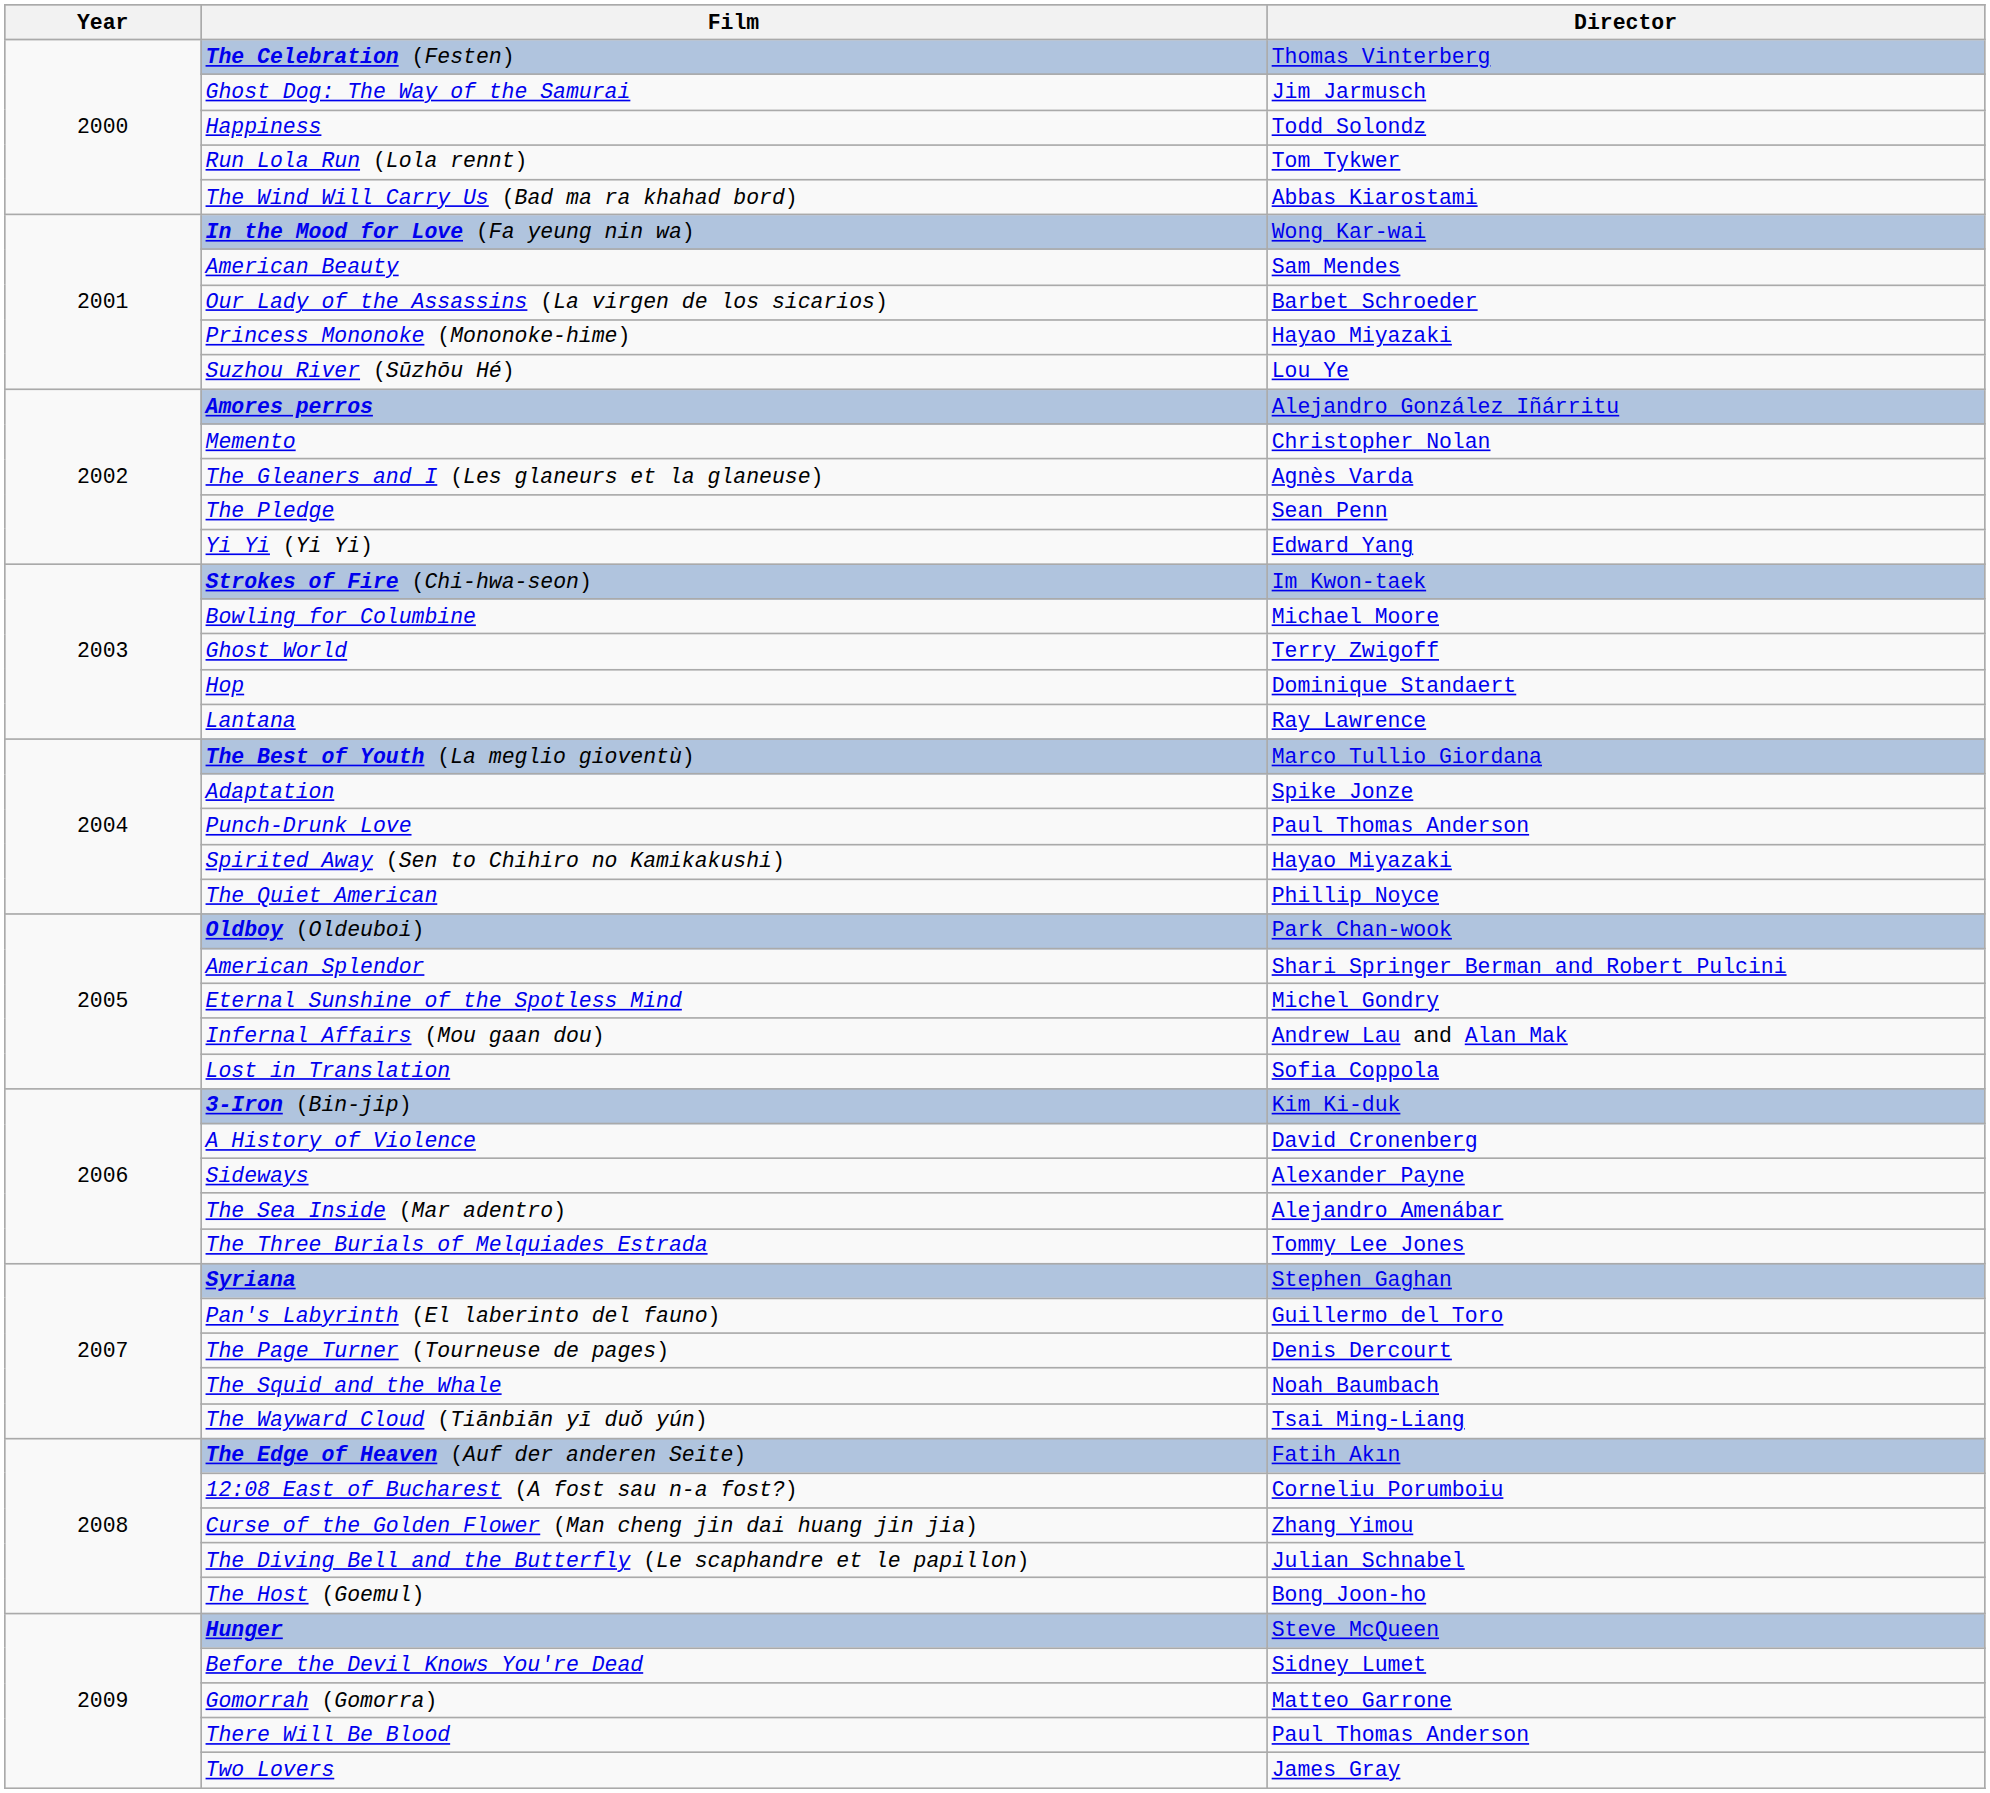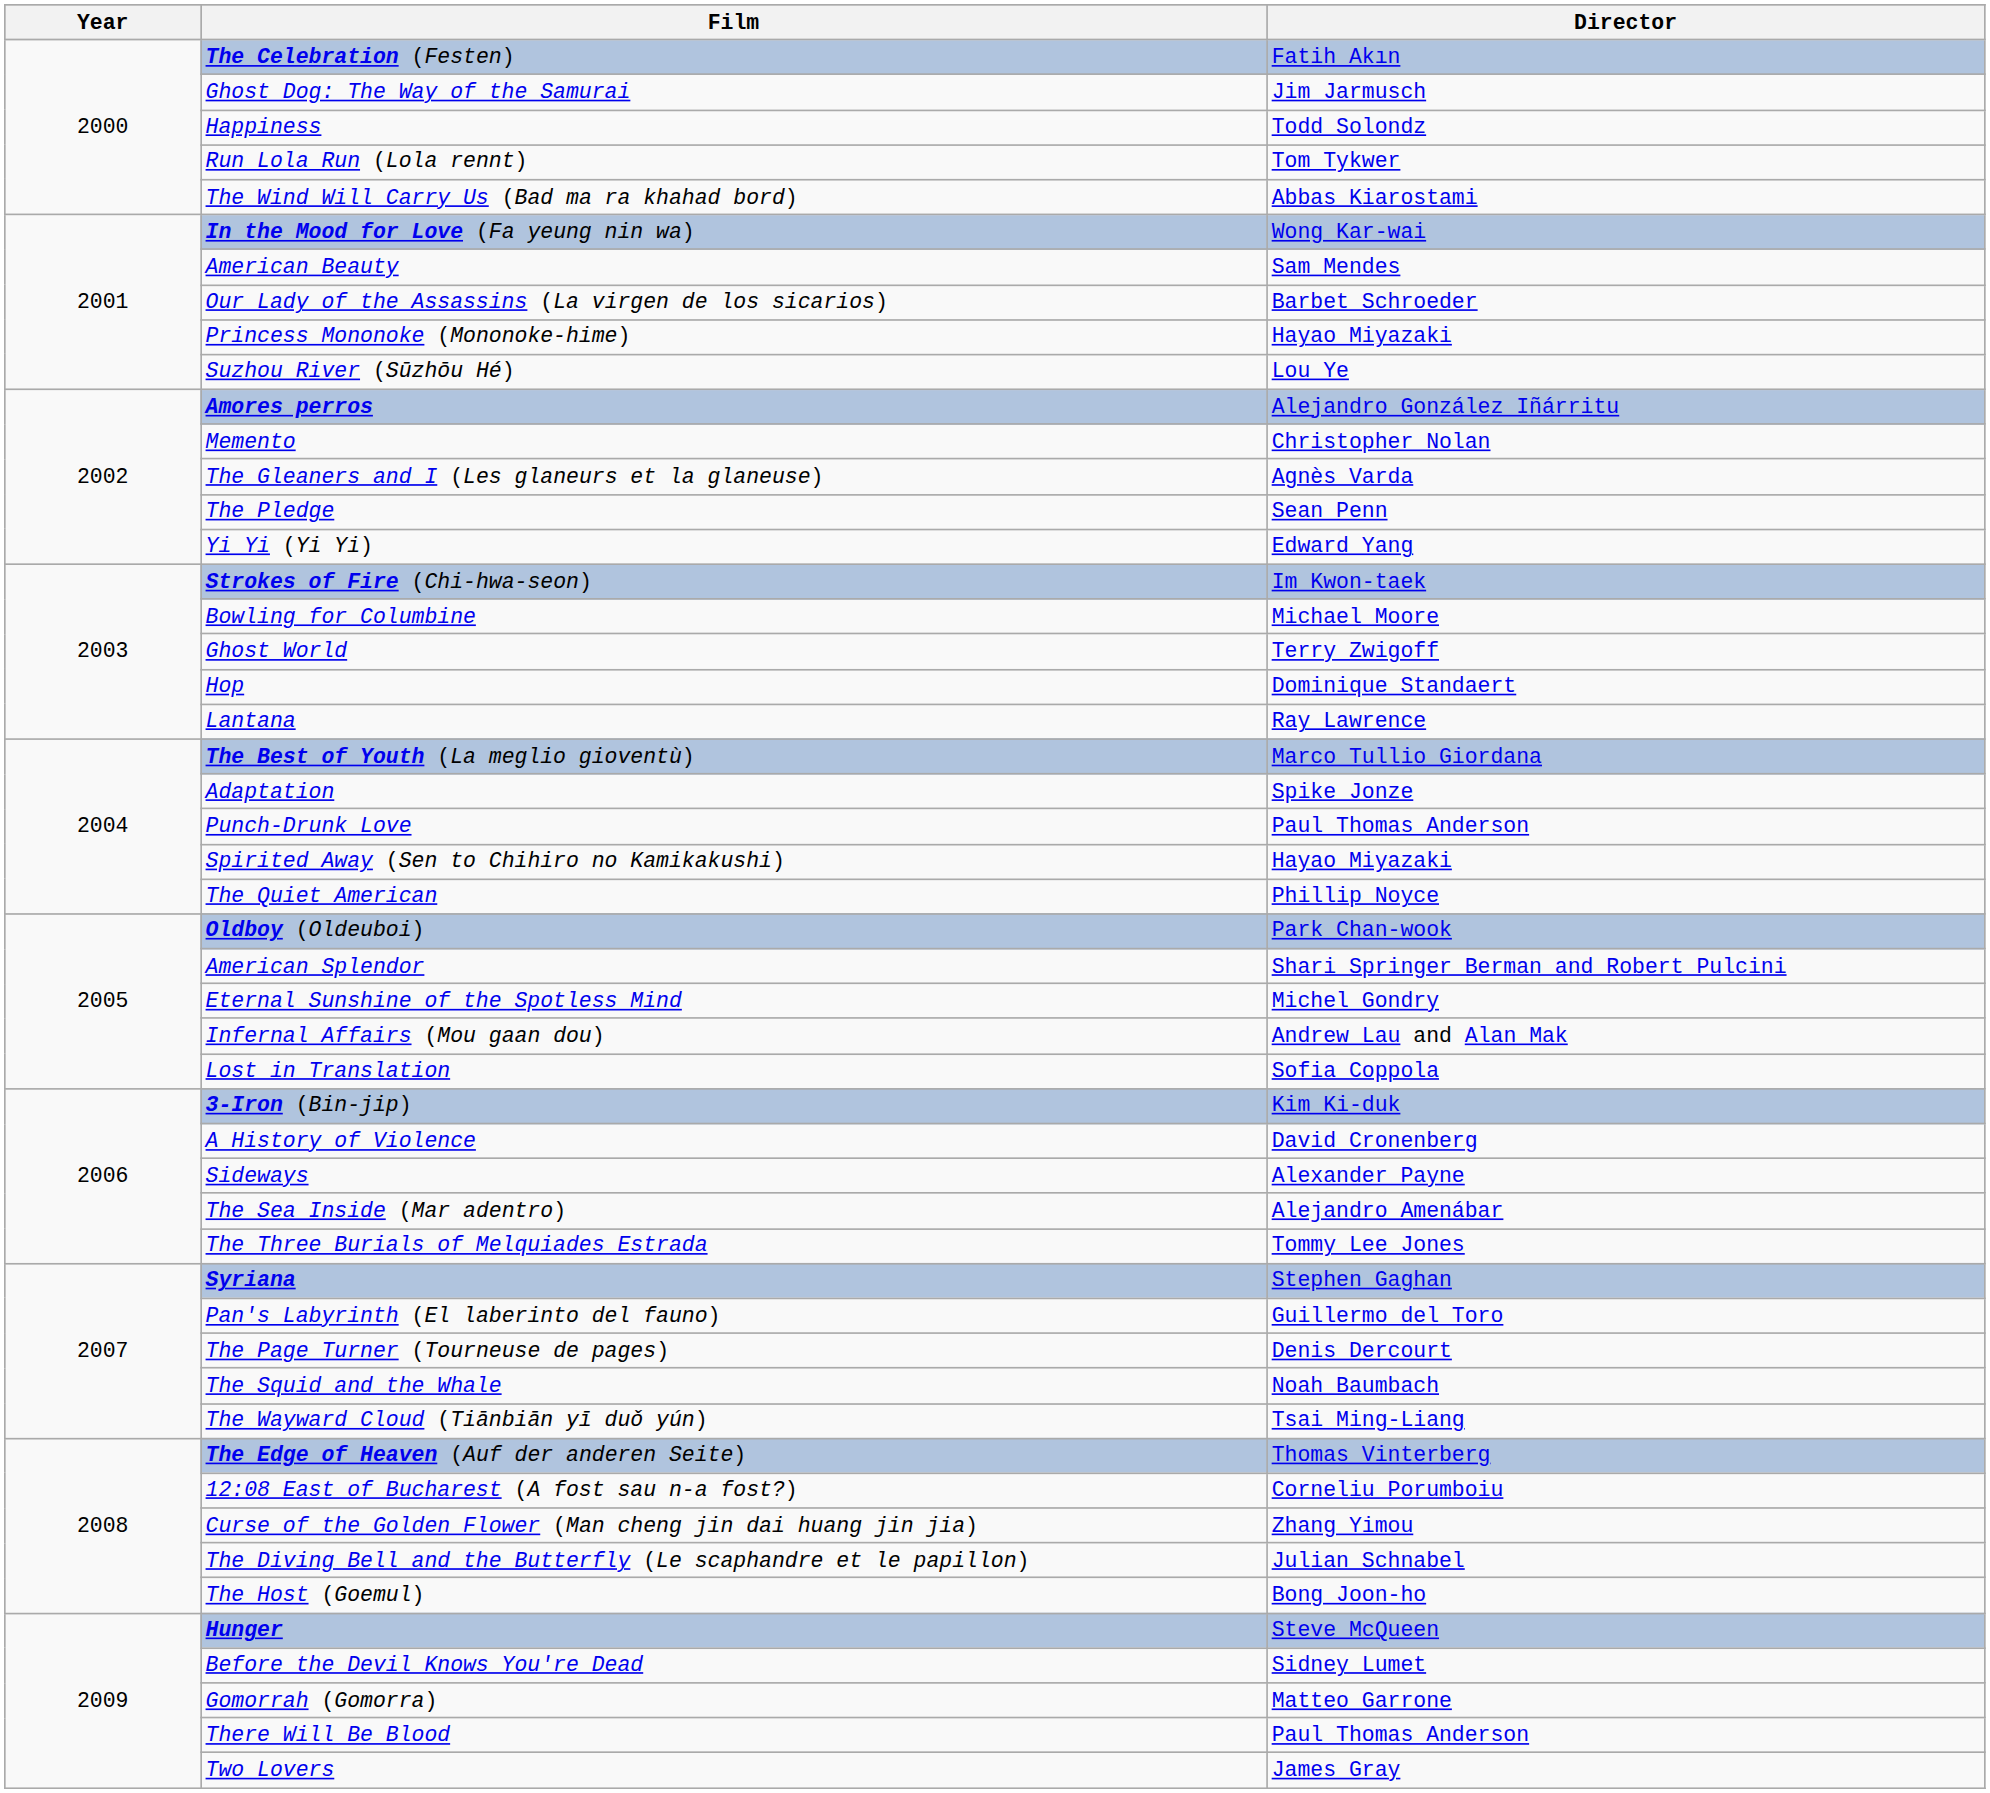(1381, 57) Thomas Vinterberg -> (1336, 57) Fatih Akın
(1336, 1456) Fatih Akın -> (1381, 1456) Thomas Vinterberg
